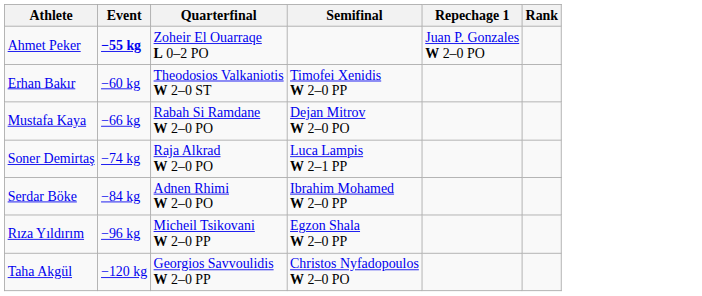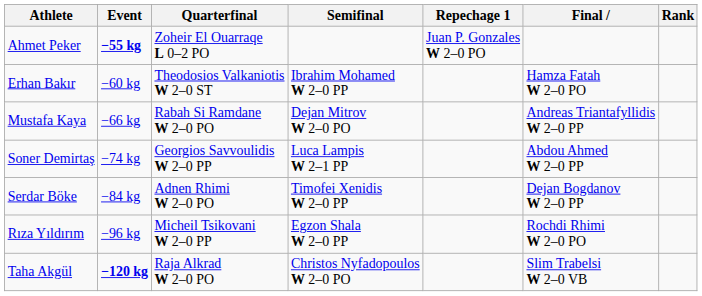+ column: (591, 15)
(336, 83) Timofei Xenidis W 2–0 PP -> (343, 83) Ibrahim Mohamed W 2–0 PP
(187, 158) Raja Alkrad W 2–0 PO -> (214, 158) Georgios Savvoulidis W 2–0 PP
(342, 196) Ibrahim Mohamed W 2–0 PP -> (336, 196) Timofei Xenidis W 2–0 PP
(124, 271) normal -> (125, 271) bold
(214, 271) Georgios Savvoulidis W 2–0 PP -> (188, 271) Raja Alkrad W 2–0 PO
